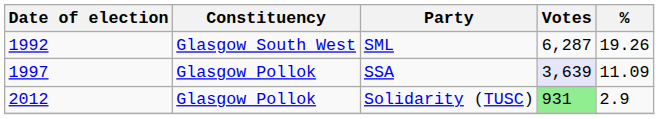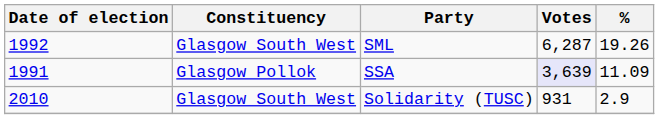(29, 72) 1997 -> (29, 72) 1991
(29, 100) 2012 -> (29, 100) 2010
(246, 100) Glasgow Pollok -> (266, 100) Glasgow South West
(557, 100) lightgreen background -> (557, 100) no background
